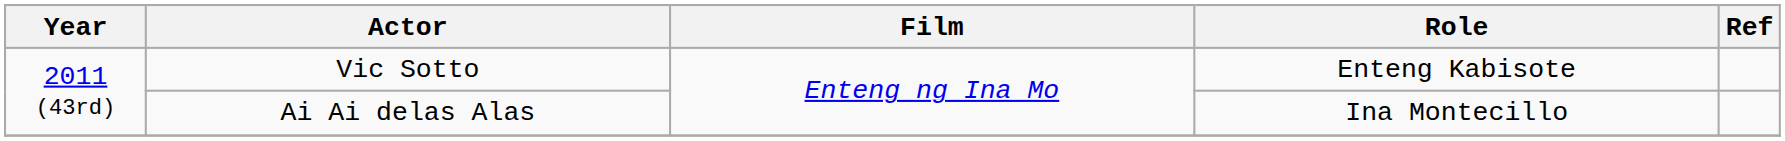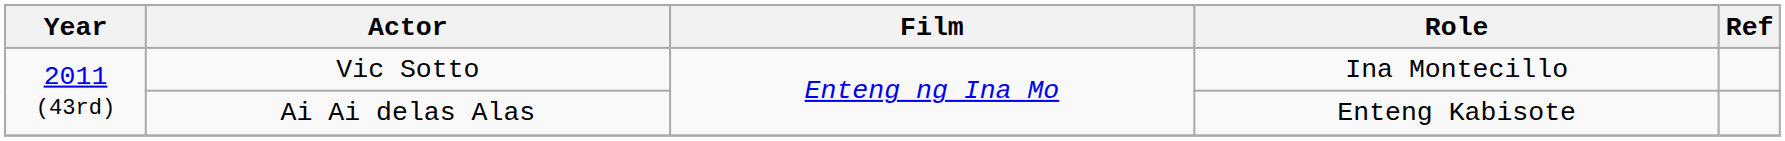(1457, 70) Enteng Kabisote -> (1457, 70) Ina Montecillo
(1457, 113) Ina Montecillo -> (1457, 113) Enteng Kabisote
